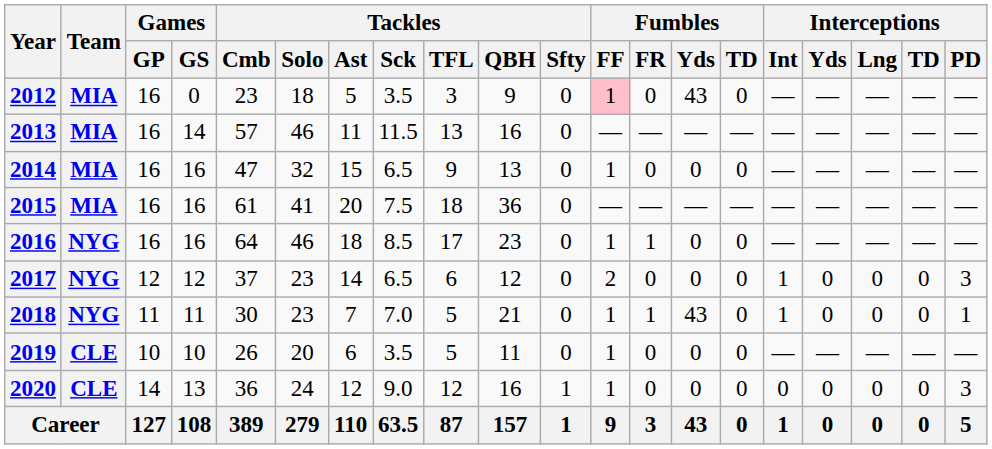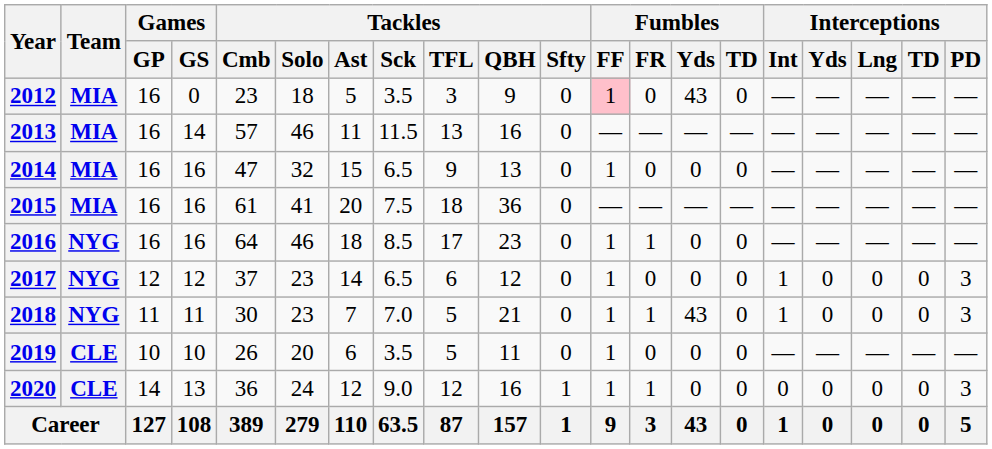(611, 278) 2 -> (611, 278) 1
(966, 315) 1 -> (966, 315) 3
(651, 388) 0 -> (651, 388) 1
